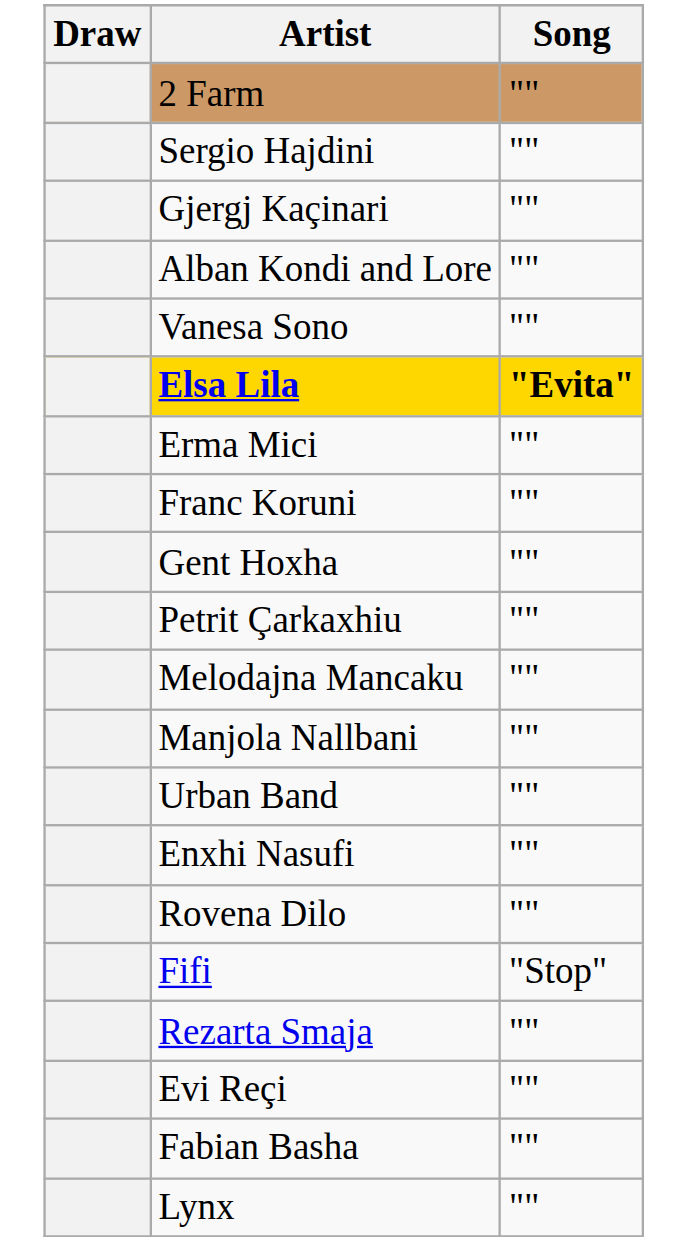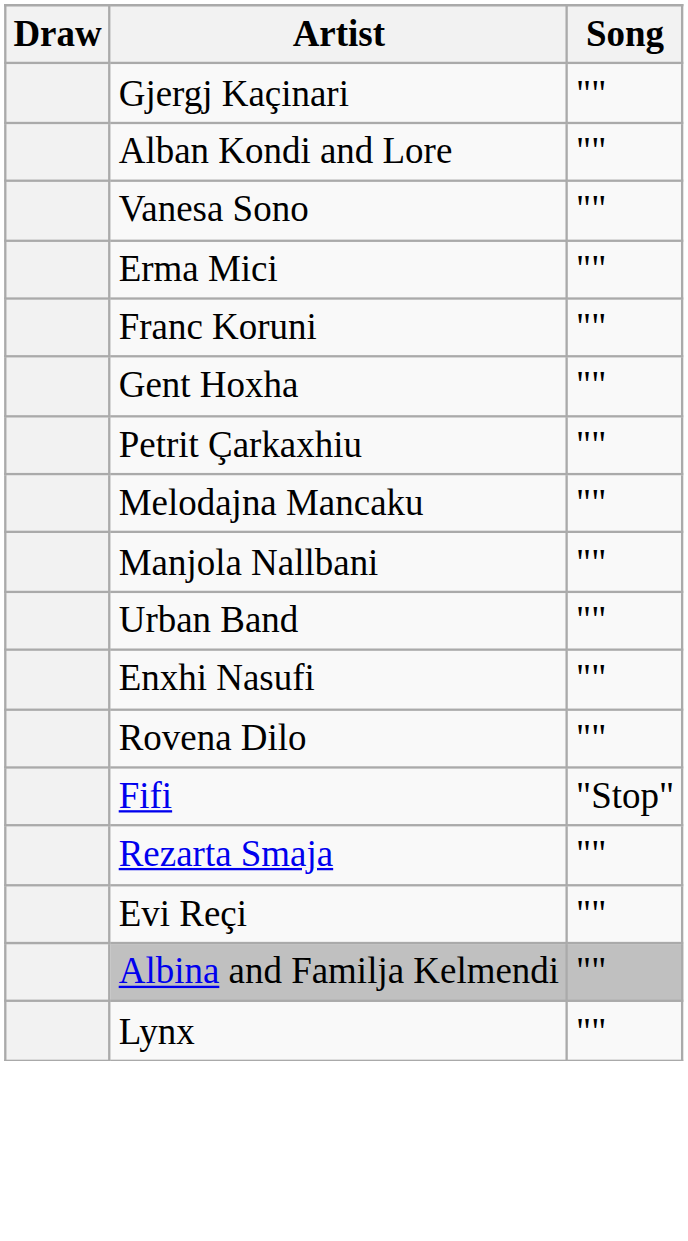- row: (211, 92)
- row: (266, 151)
- row: (229, 385)
- row: (259, 1147)
+ row: (339, 971)
